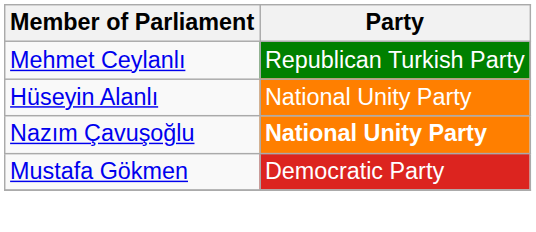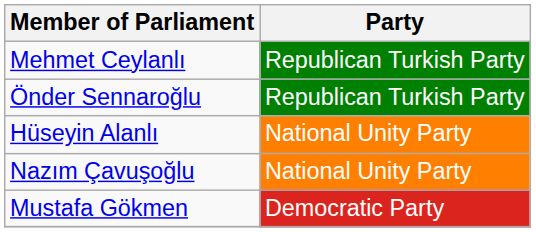+ row: (106, 97)
(376, 134) bold -> (368, 171) normal
